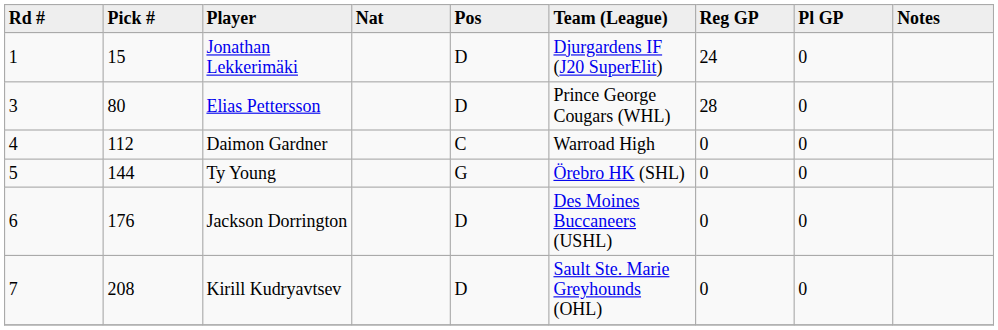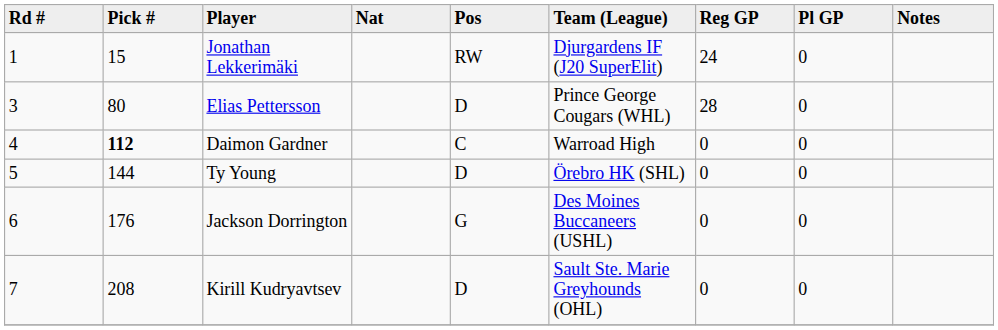(461, 57) D -> (469, 57) RW
(121, 144) normal -> (121, 144) bold
(461, 172) G -> (461, 172) D
(461, 221) D -> (461, 221) G
